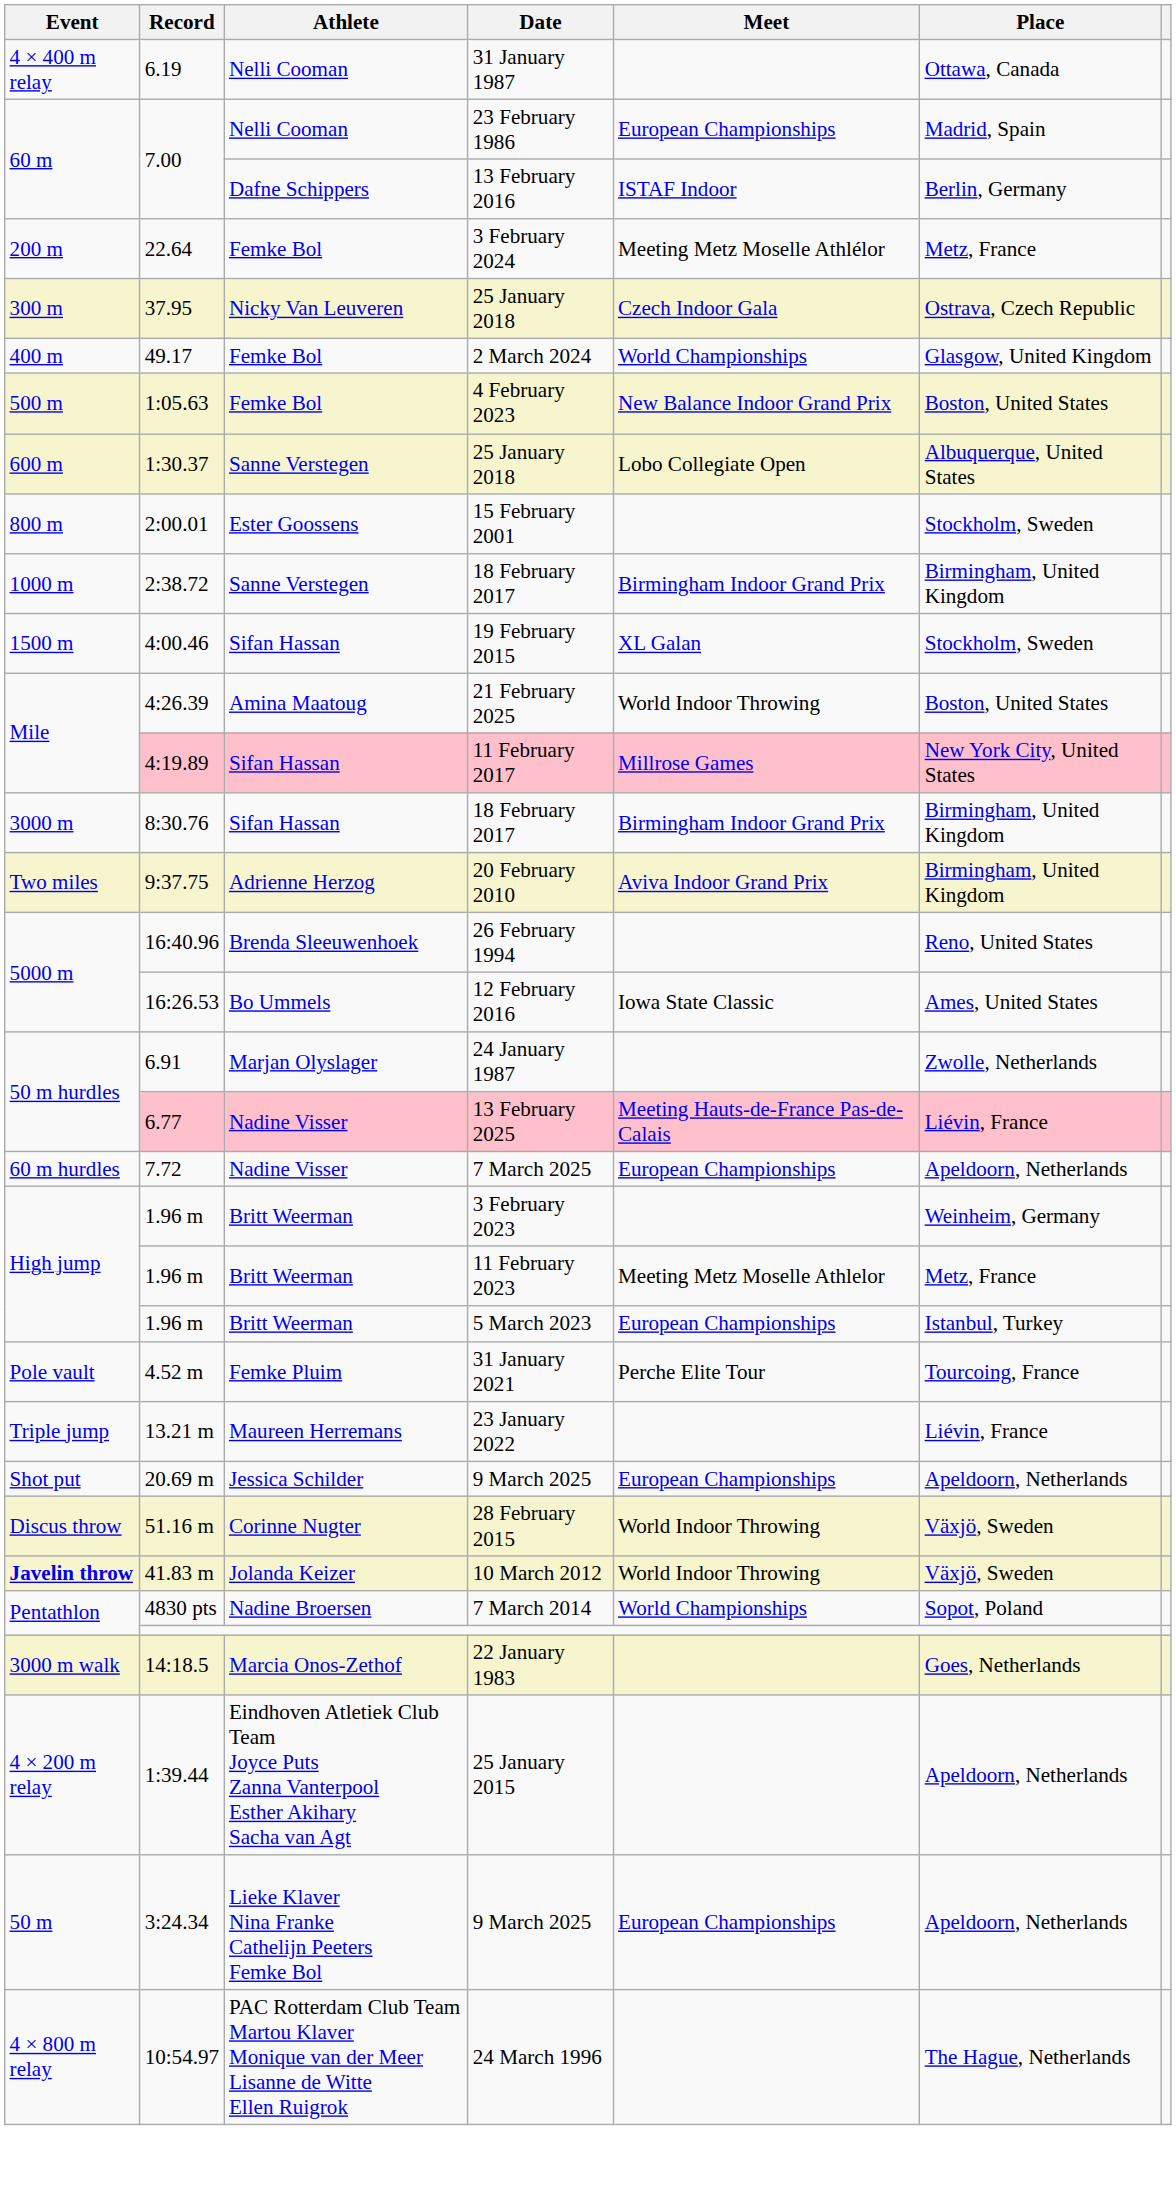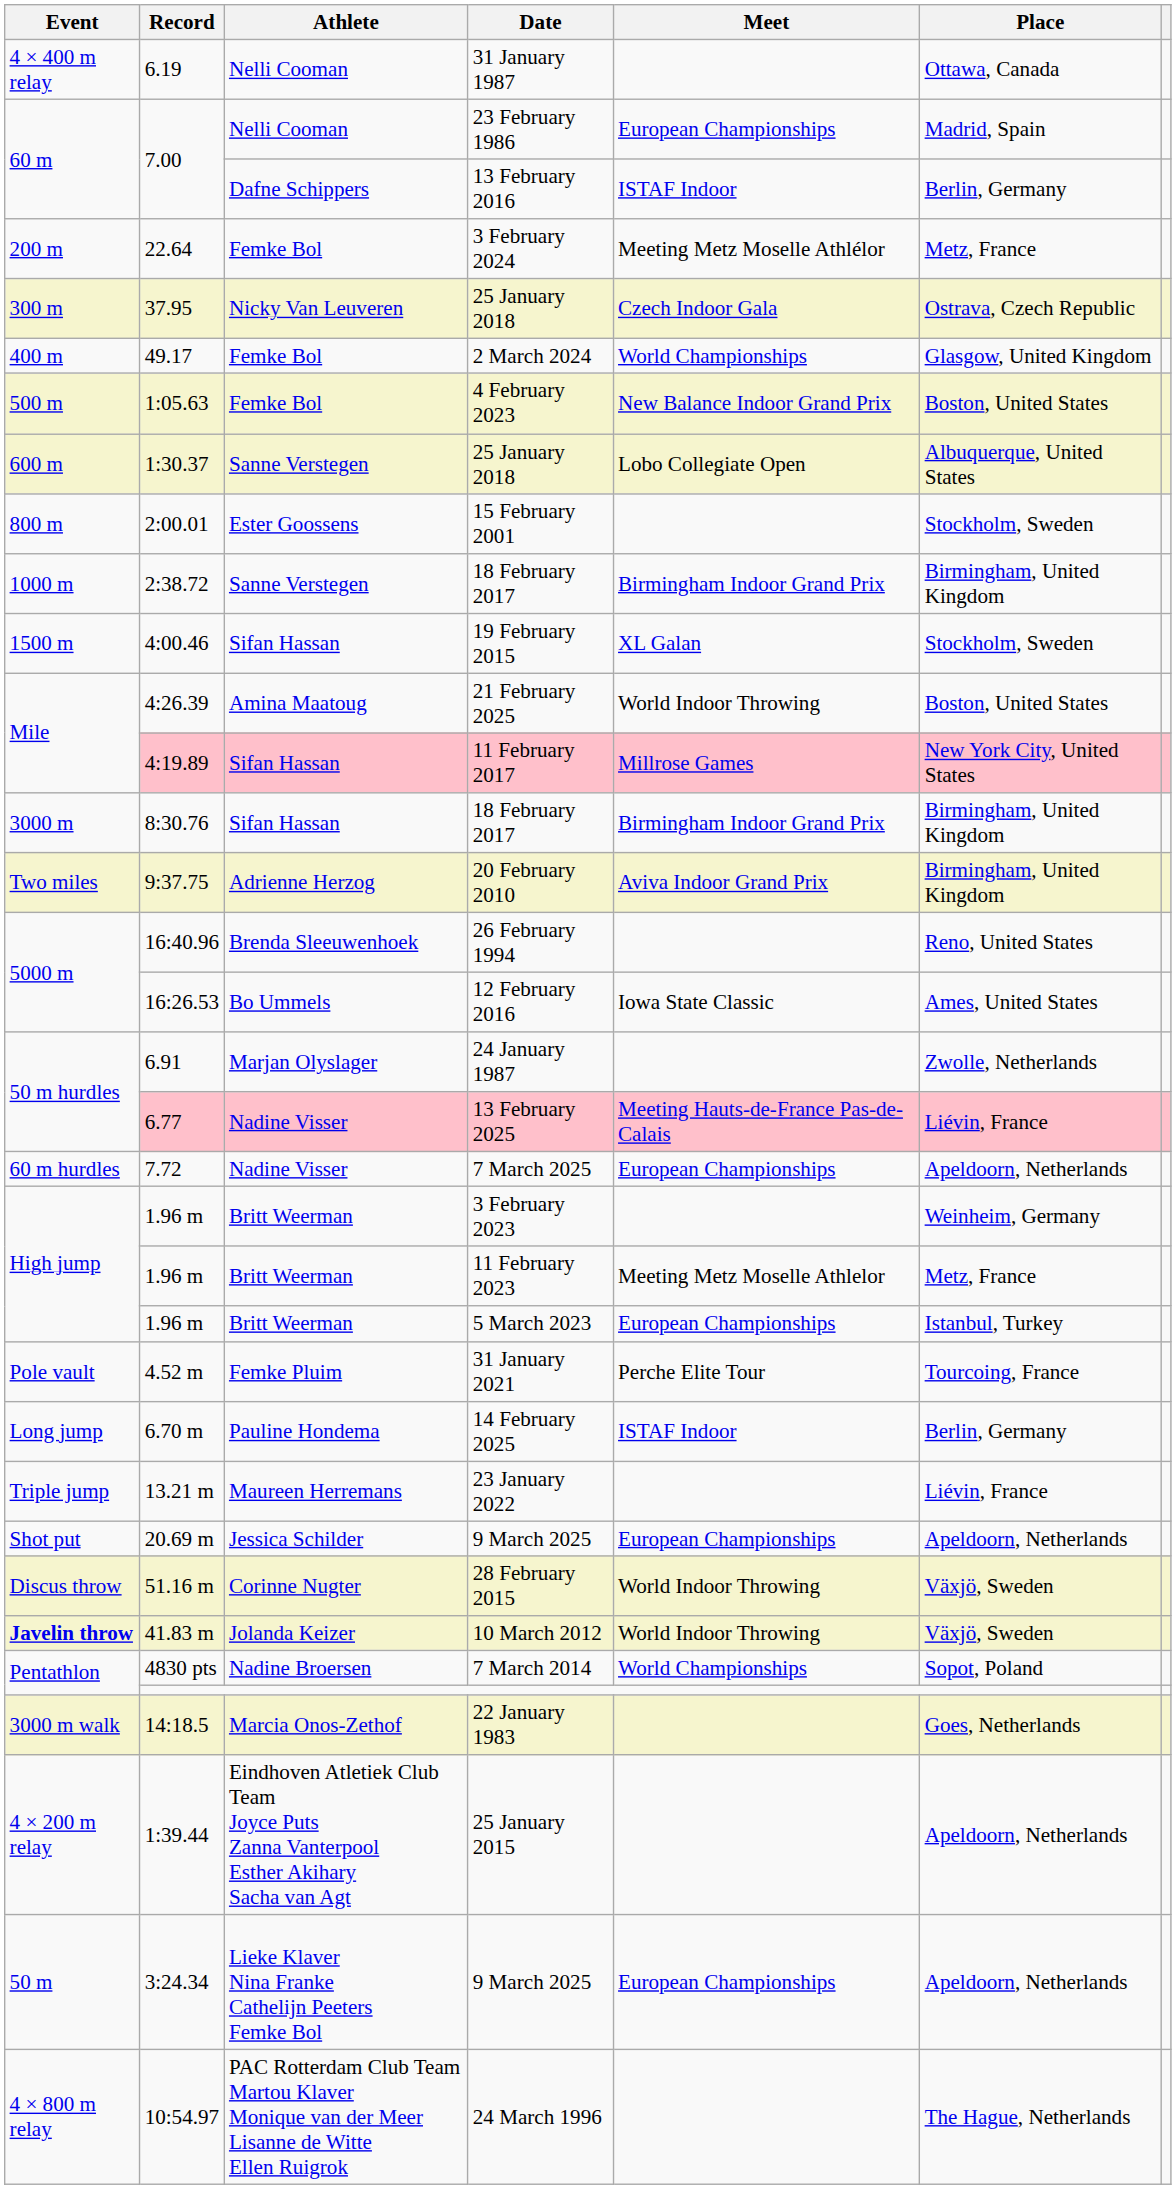+ row: (174, 1430)
